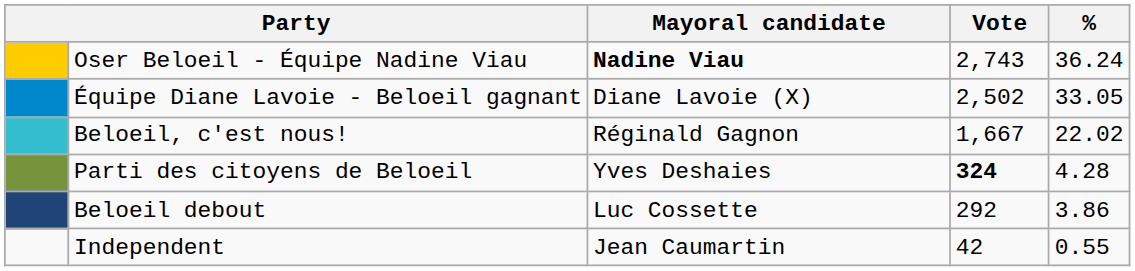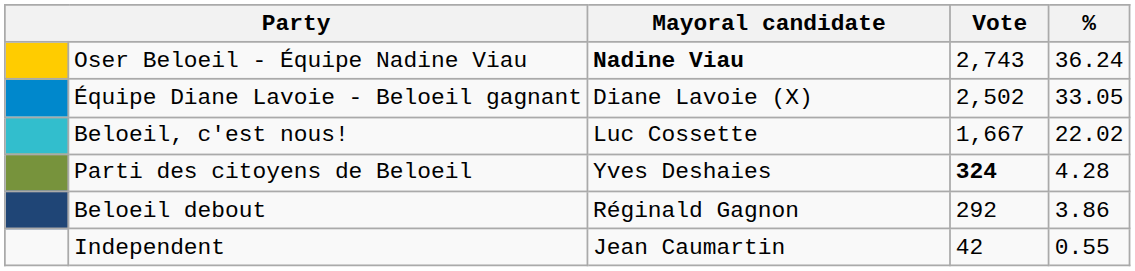(696, 135) Réginald Gagnon -> (675, 135) Luc Cossette
(675, 210) Luc Cossette -> (696, 210) Réginald Gagnon
